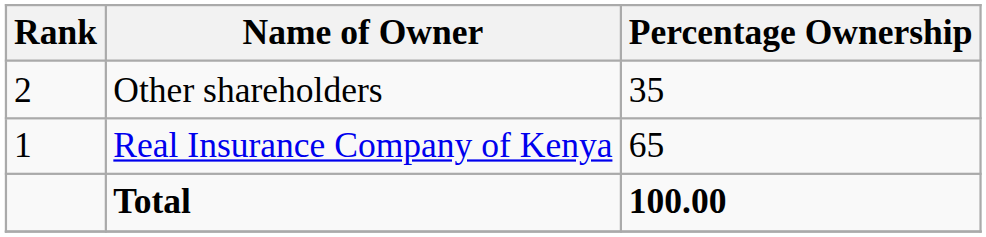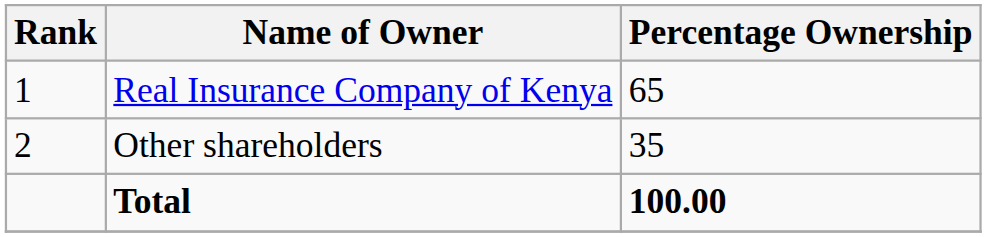rows swapped: (363, 145) <-> (248, 88)
